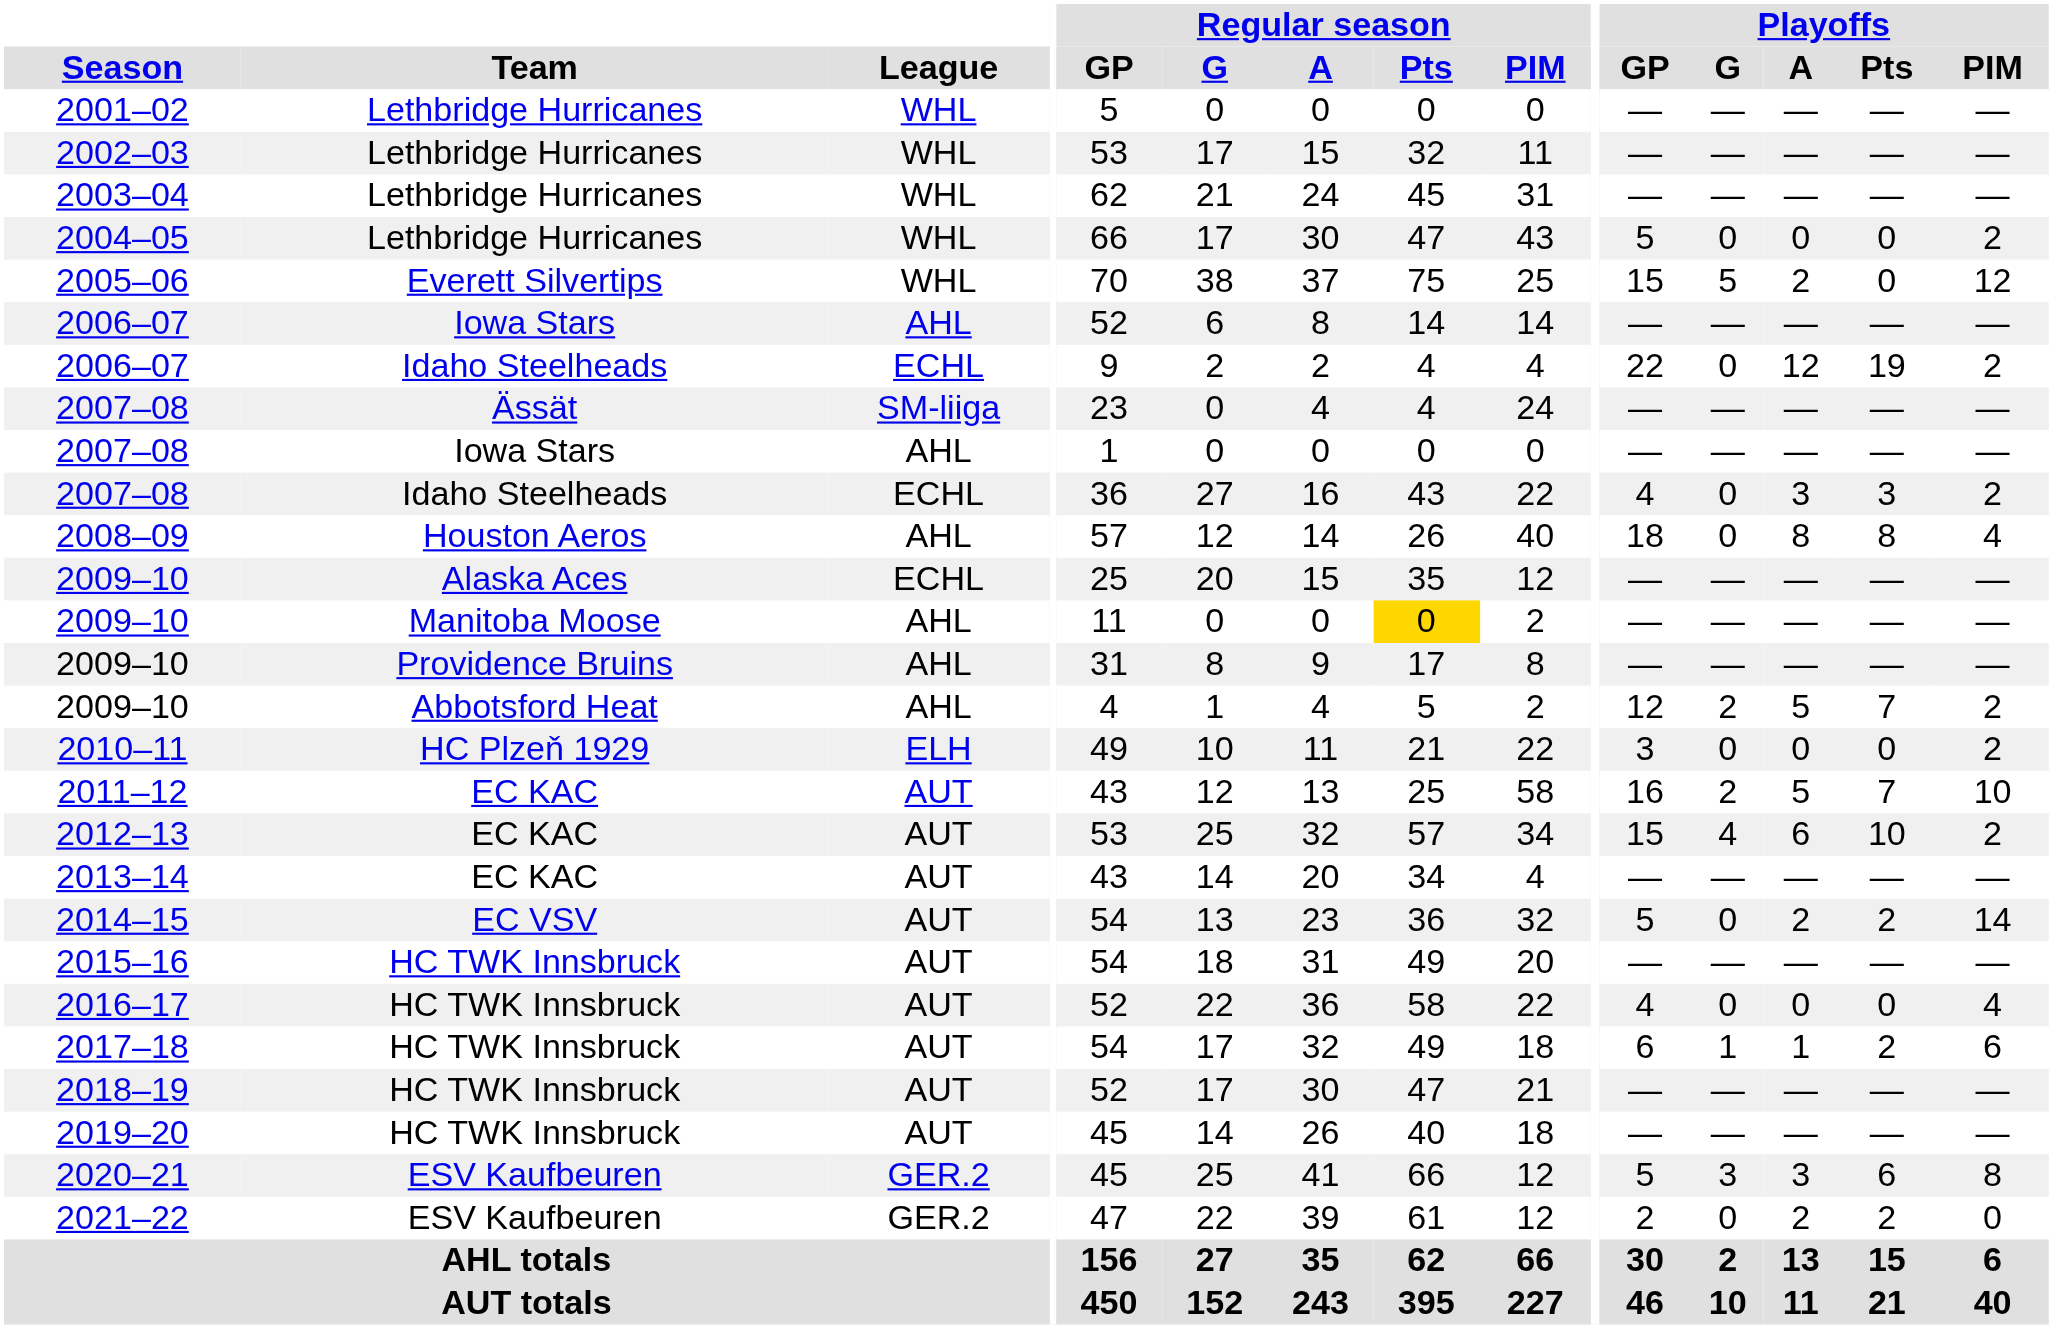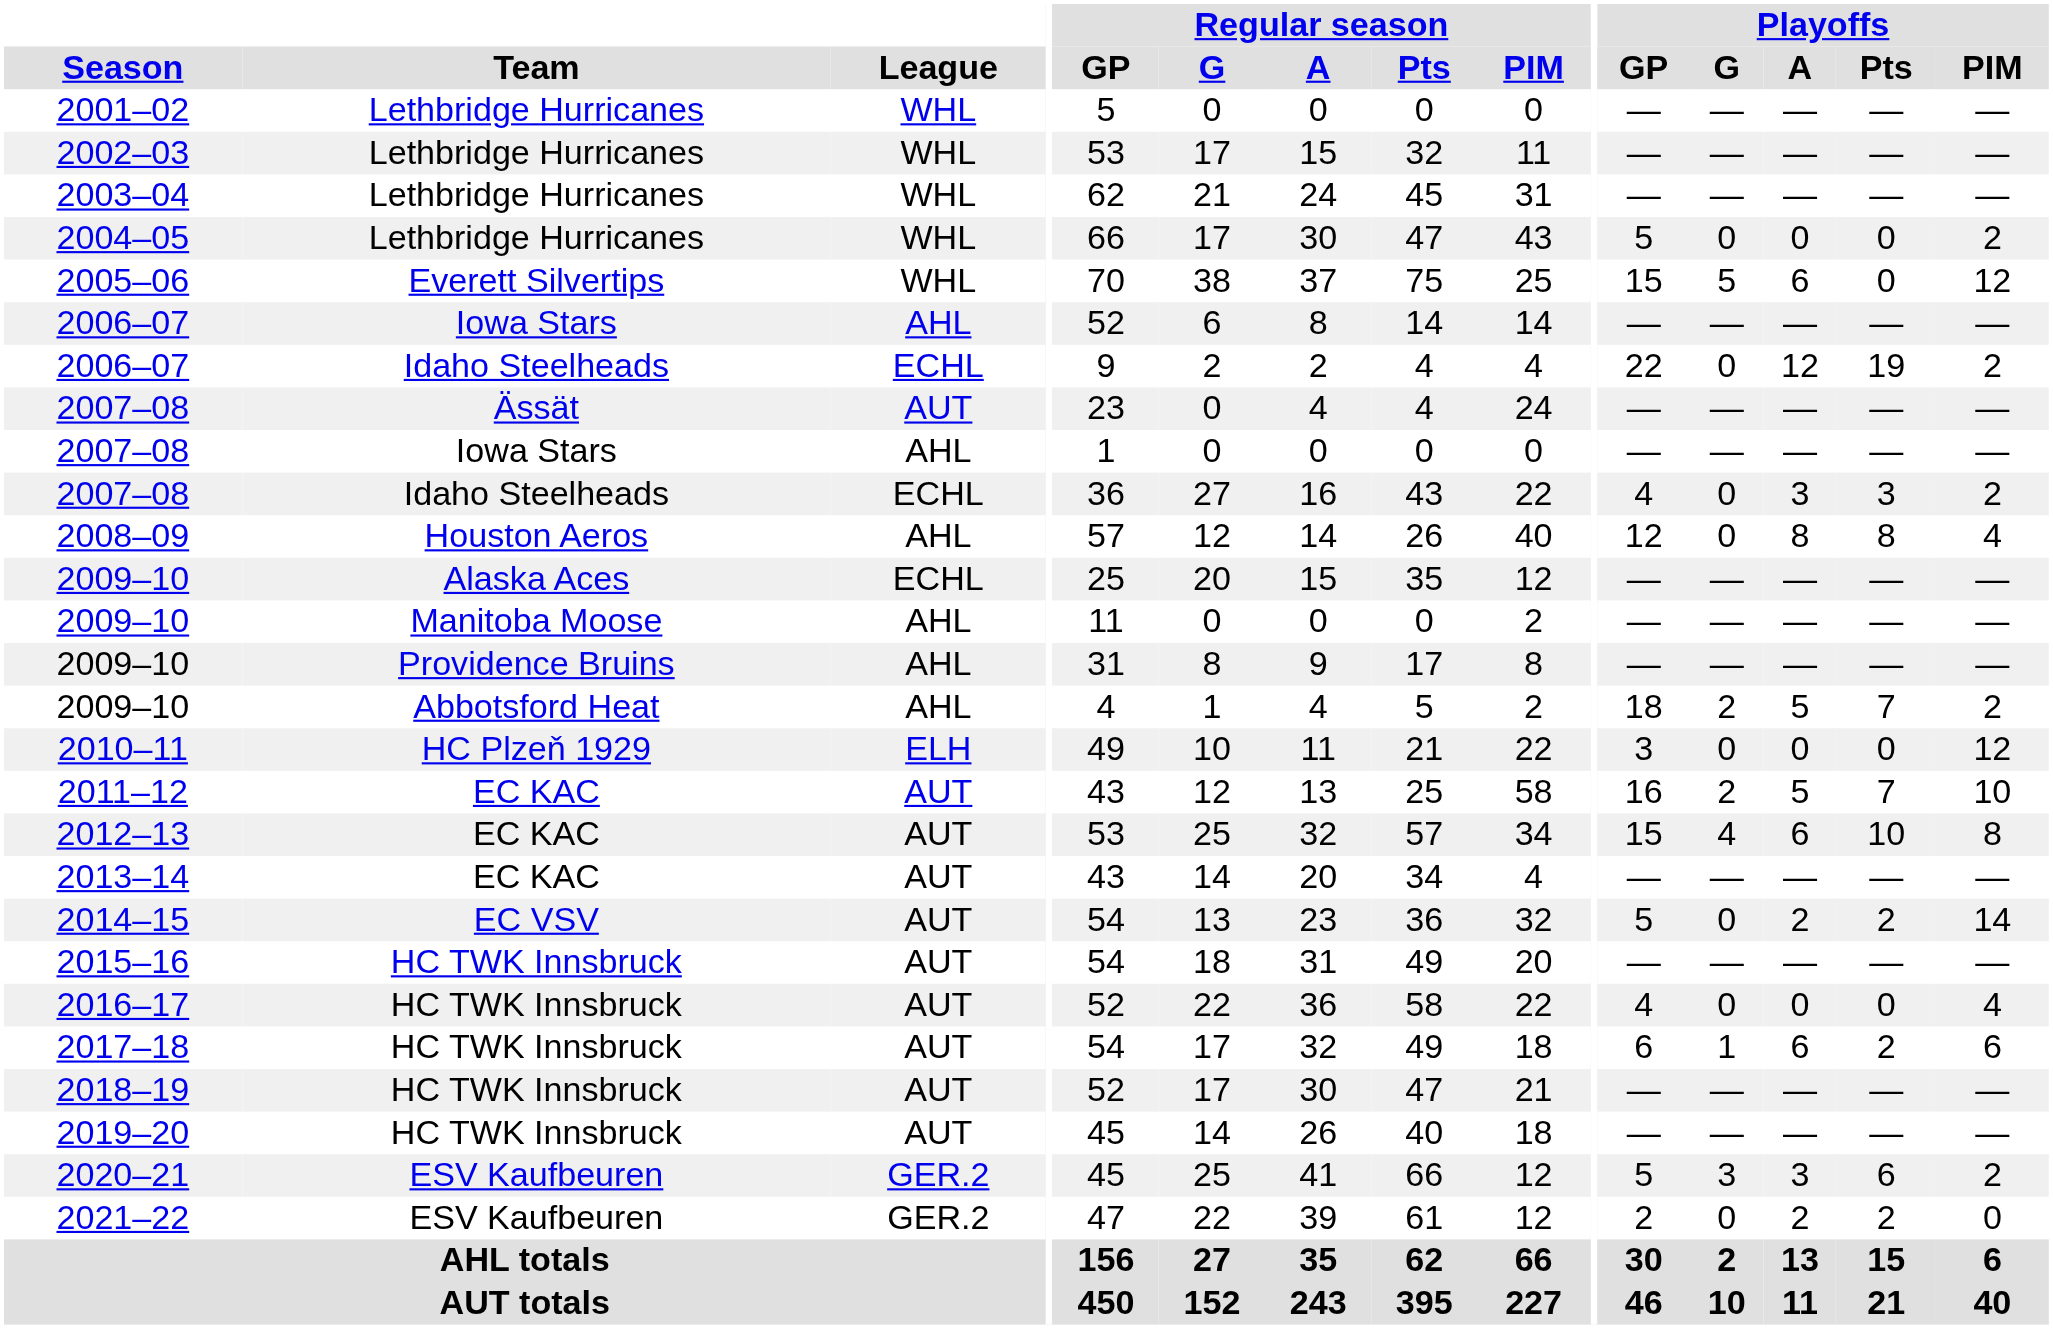(1801, 280) 2 -> (1800, 280) 6
(939, 408) SM-liiga -> (938, 408) AUT
(1645, 535) 18 -> (1644, 535) 12
(1426, 621) gold background -> (1424, 621) no background
(1645, 706) 12 -> (1644, 706) 18
(1993, 748) 2 -> (1992, 748) 12
(1993, 834) 2 -> (1992, 834) 8
(1801, 1047) 1 -> (1800, 1047) 6
(1993, 1174) 8 -> (1992, 1174) 2
